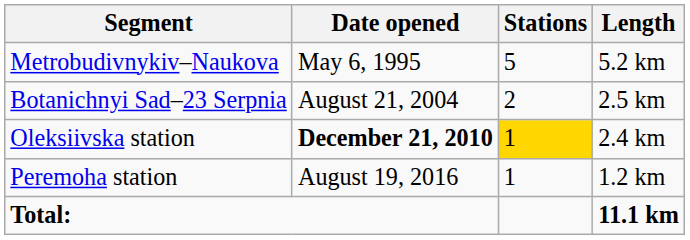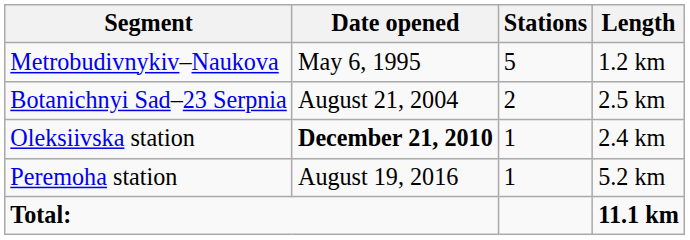(632, 61) 5.2 km -> (632, 61) 1.2 km
(510, 138) gold background -> (510, 138) no background
(632, 176) 1.2 km -> (632, 176) 5.2 km
